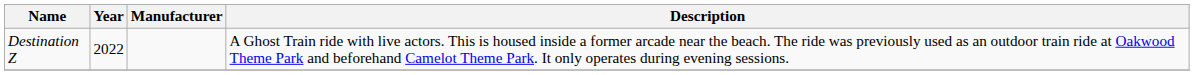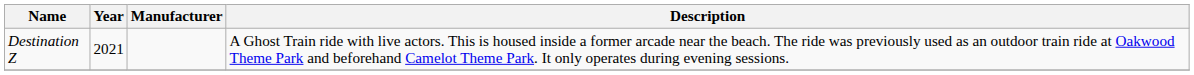(109, 49) 2022 -> (109, 49) 2021
